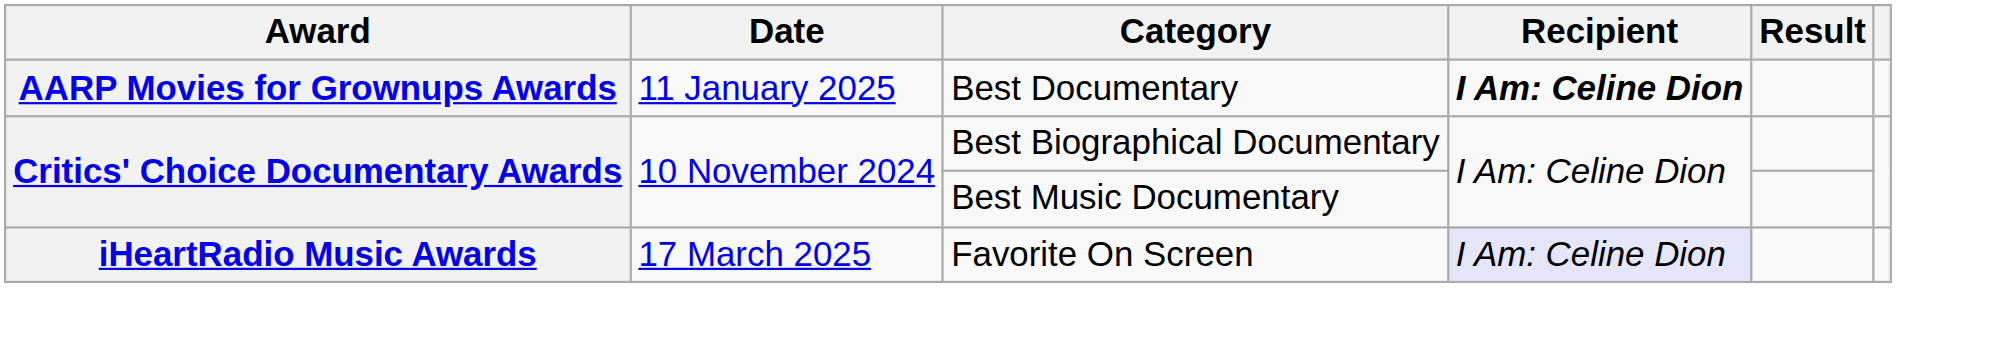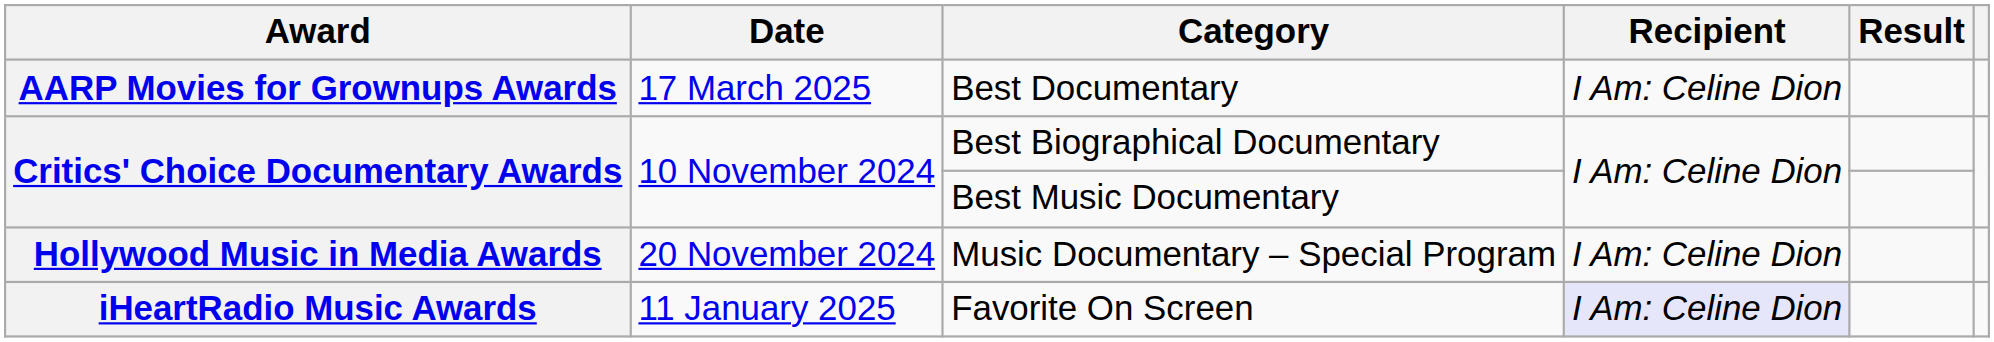(767, 87) 11 January 2025 -> (755, 87) 17 March 2025
(1600, 87) bold -> (1707, 87) normal
+ row: (1254, 253)
(755, 253) 17 March 2025 -> (767, 308) 11 January 2025
